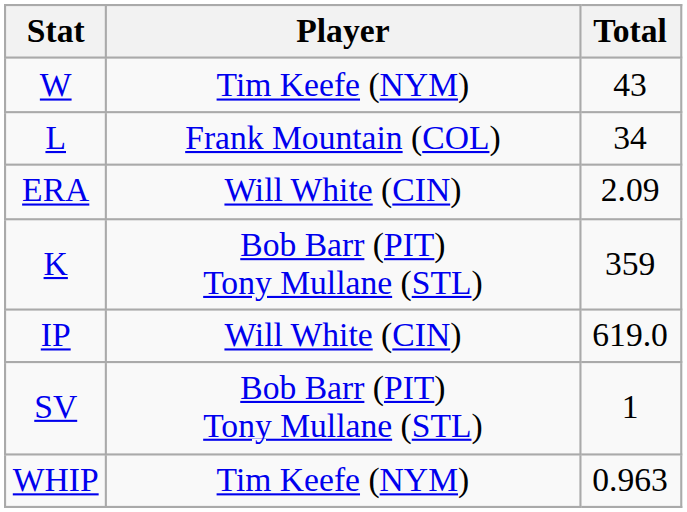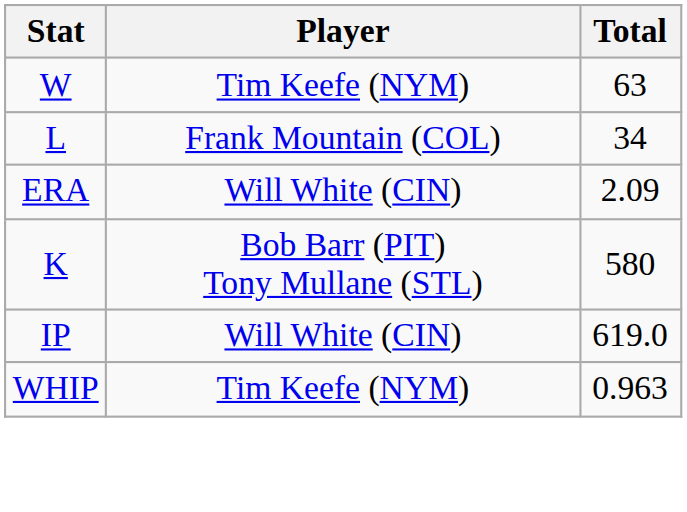(630, 84) 43 -> (630, 84) 63
(630, 263) 359 -> (630, 263) 580
- row: (56, 407)
